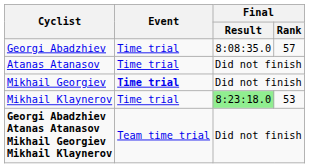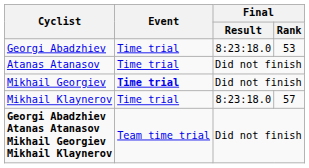(243, 47) 8:08:35.0 -> (243, 47) 8:23:18.0
(289, 47) 57 -> (289, 47) 53
(243, 99) lightgreen background -> (243, 99) no background
(289, 99) 53 -> (289, 99) 57
